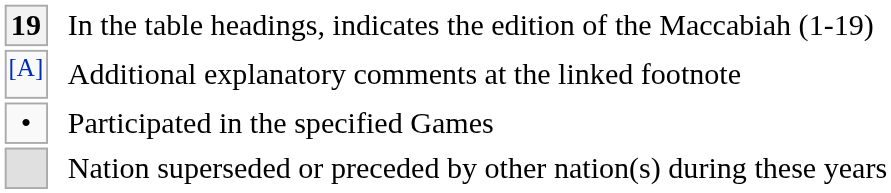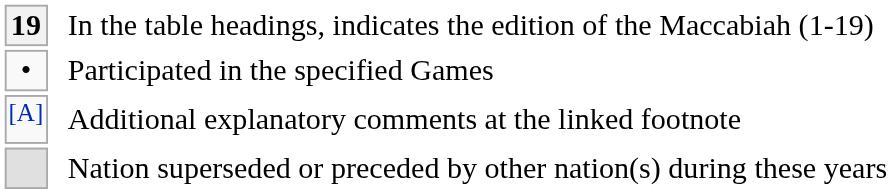rows swapped: (281, 123) <-> (404, 74)
